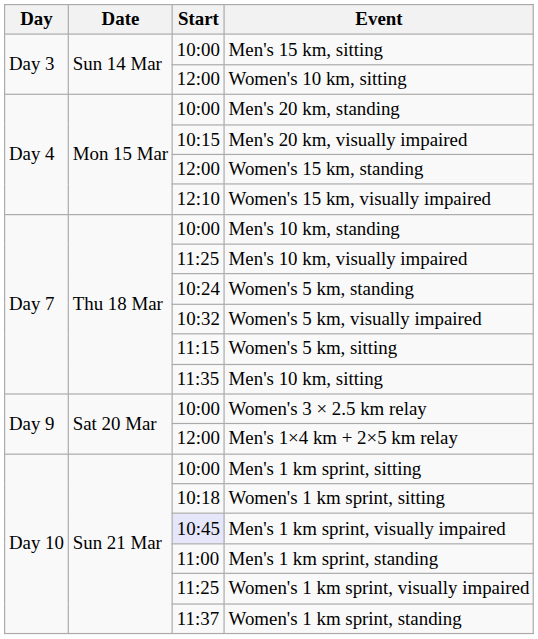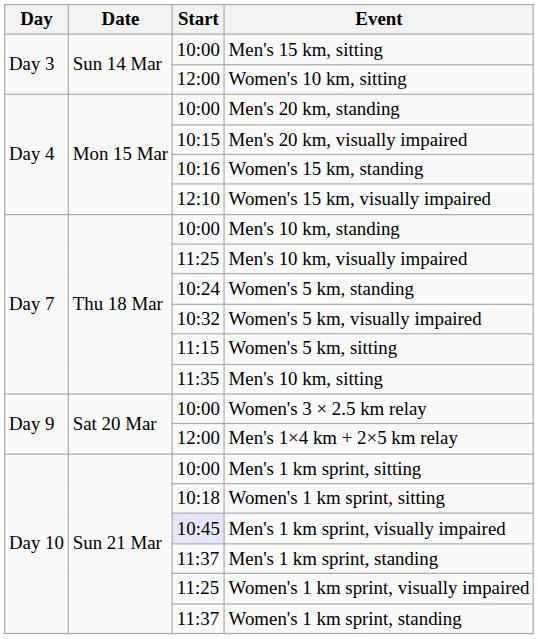(198, 169) 12:00 -> (198, 169) 10:16
(198, 558) 11:00 -> (198, 558) 11:37
